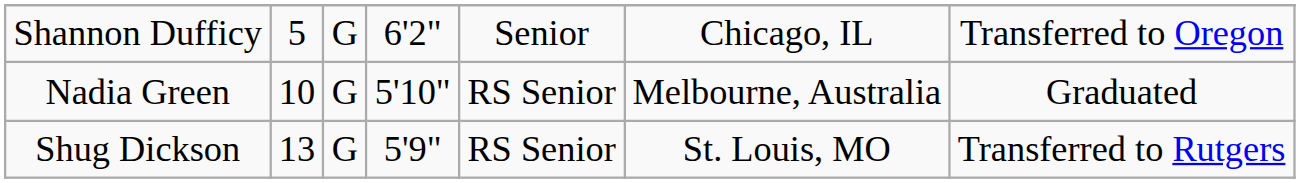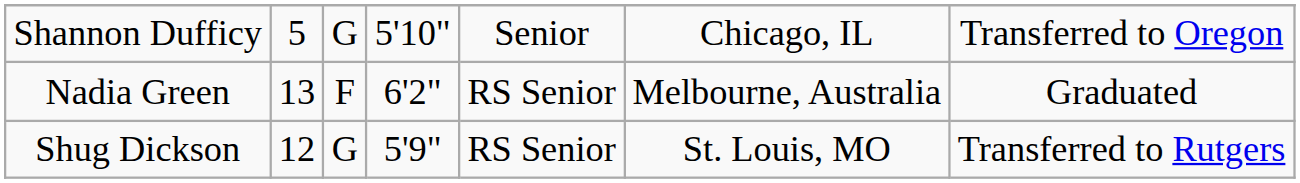(413, 33) 6'2" -> (413, 33) 5'10"
(297, 90) 10 -> (297, 90) 13
(345, 90) G -> (345, 90) F
(413, 90) 5'10" -> (413, 90) 6'2"
(297, 148) 13 -> (297, 148) 12
